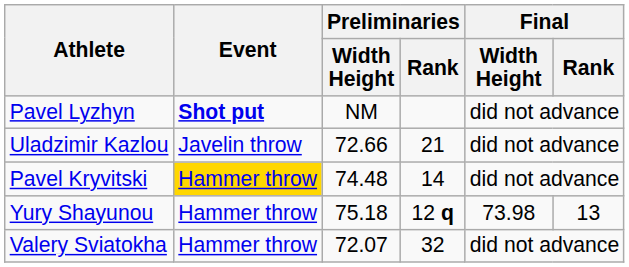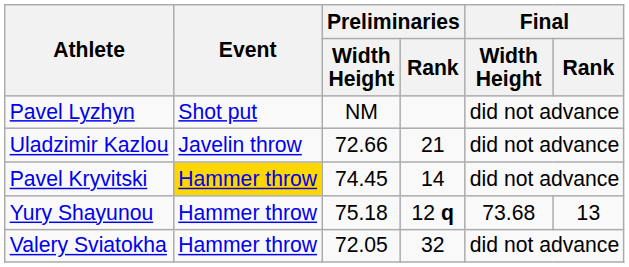(221, 112) bold -> (218, 112) normal
(361, 179) 74.48 -> (361, 179) 74.45
(509, 213) 73.98 -> (509, 213) 73.68
(361, 246) 72.07 -> (361, 246) 72.05
